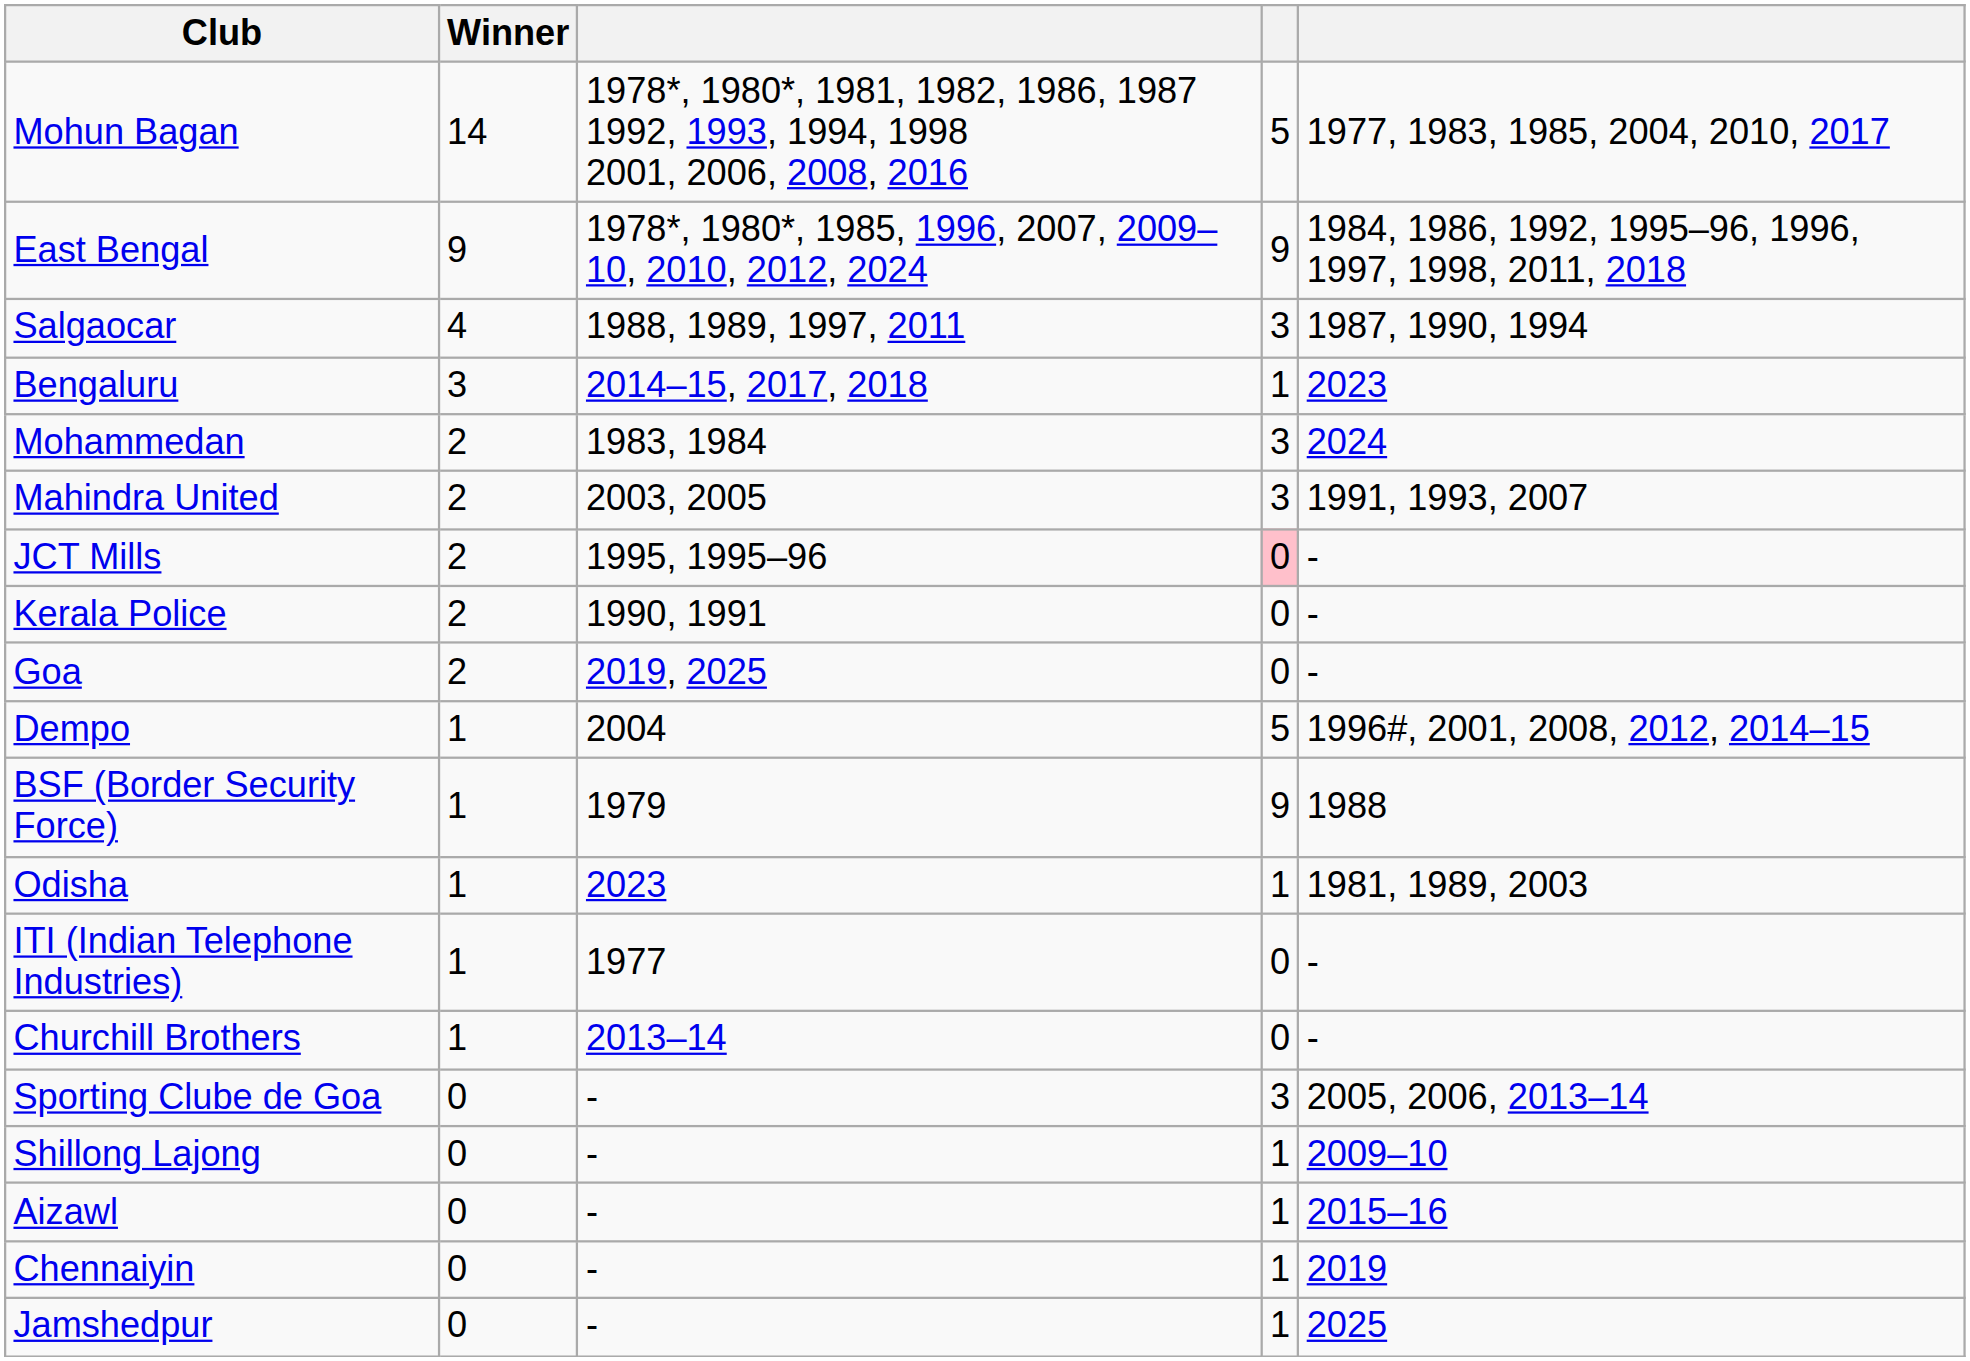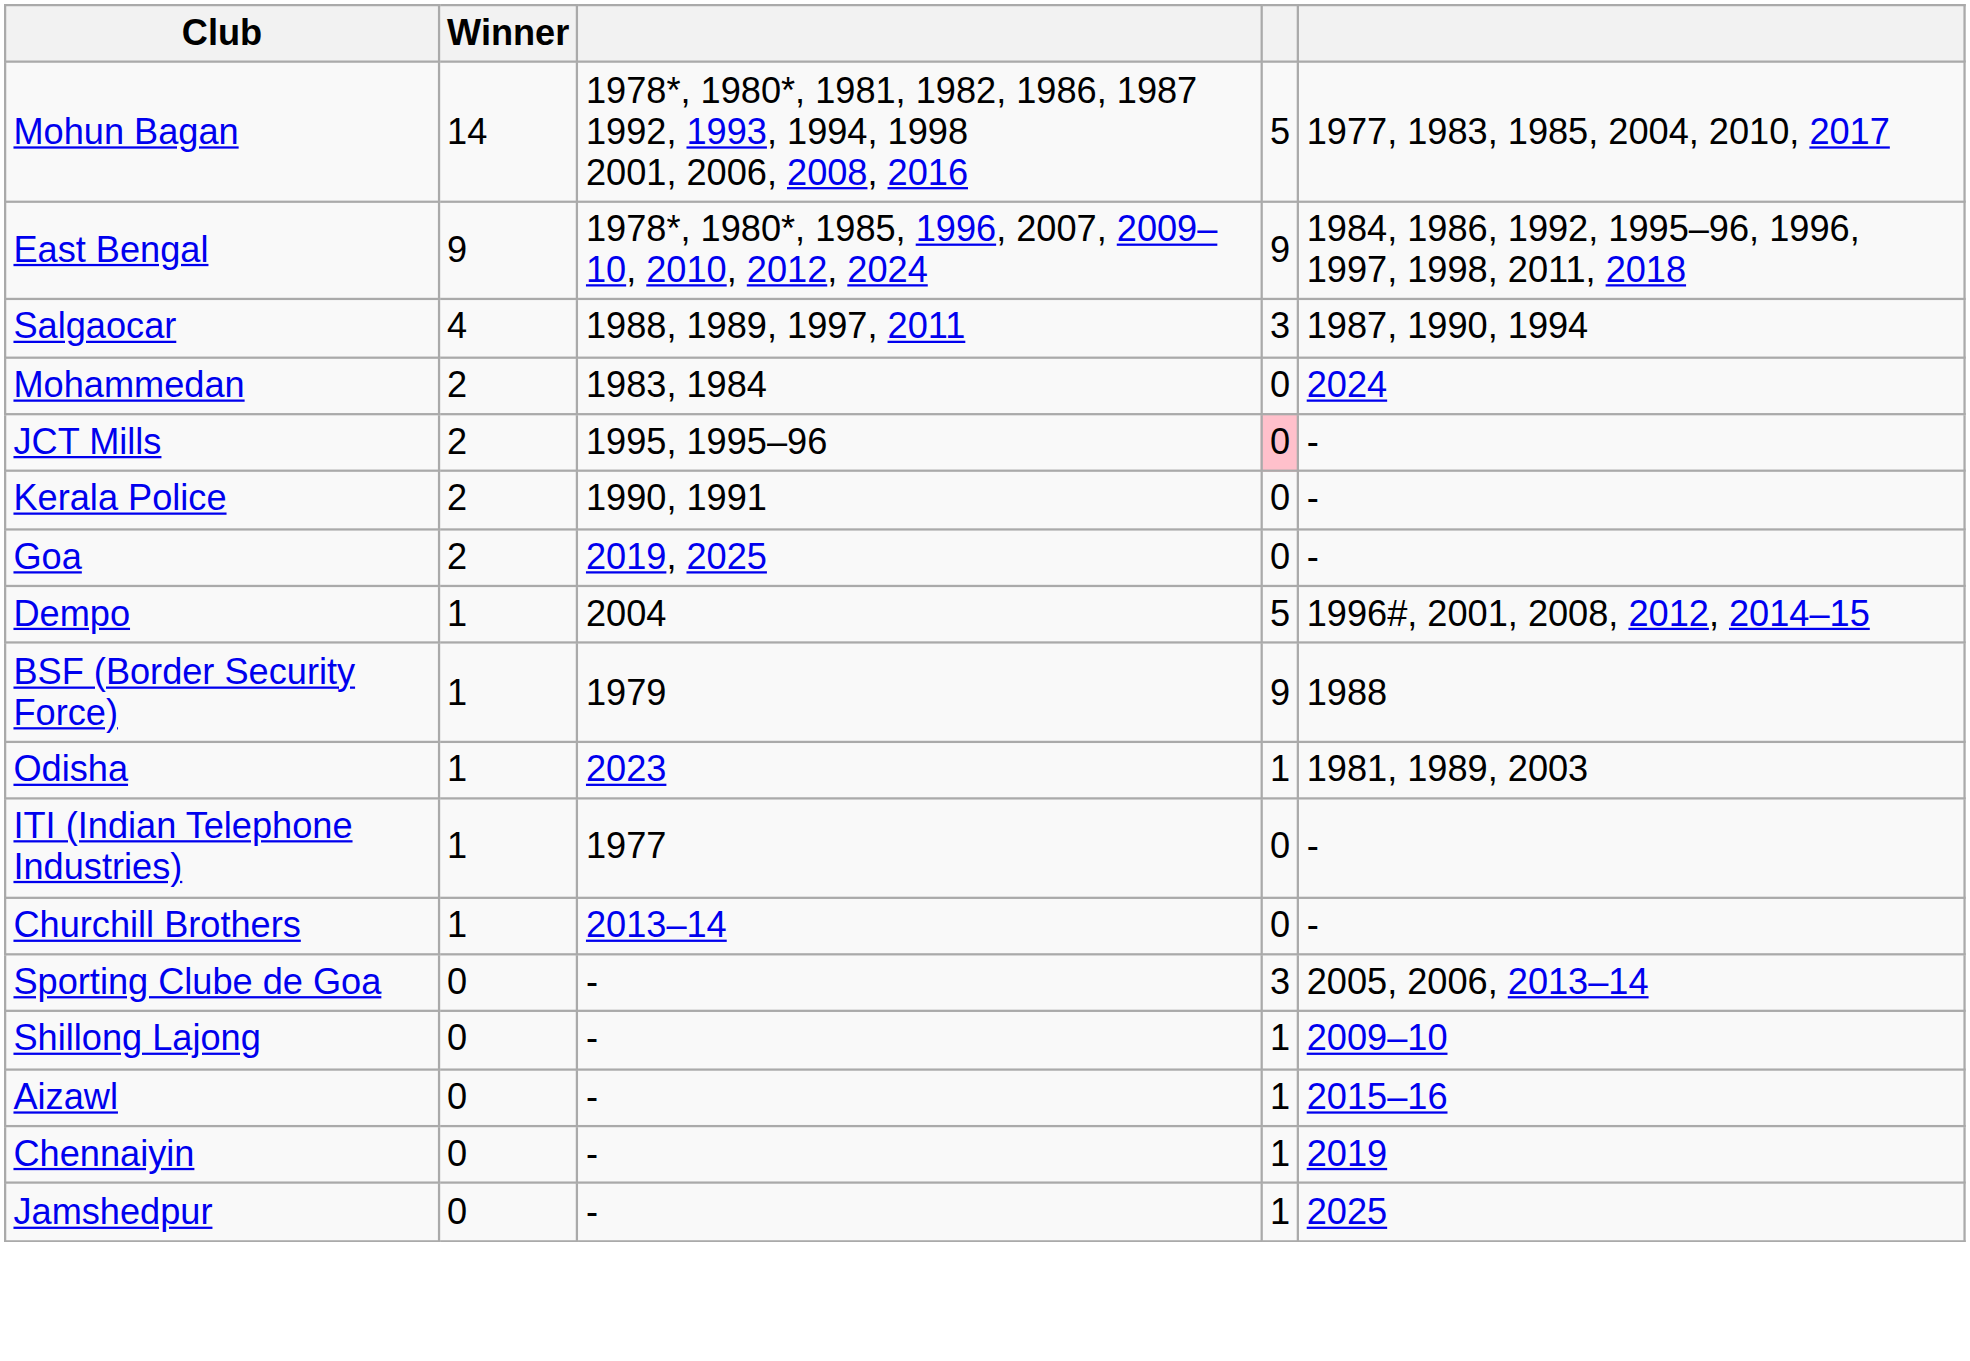- row: (96, 384)
(1280, 441) 3 -> (1280, 384) 0
- row: (146, 499)
